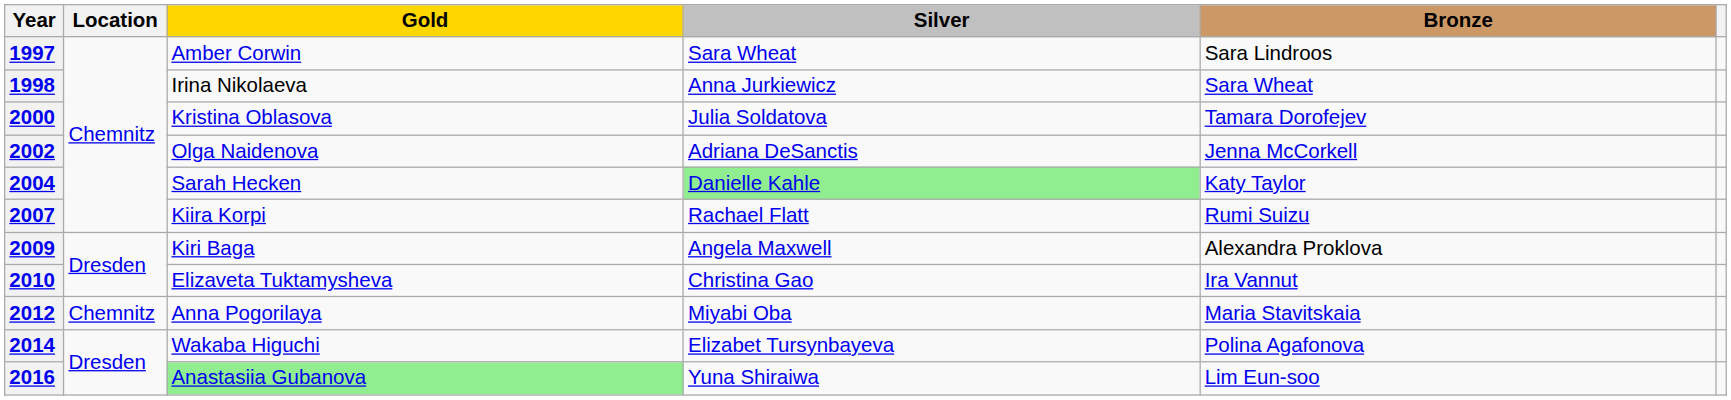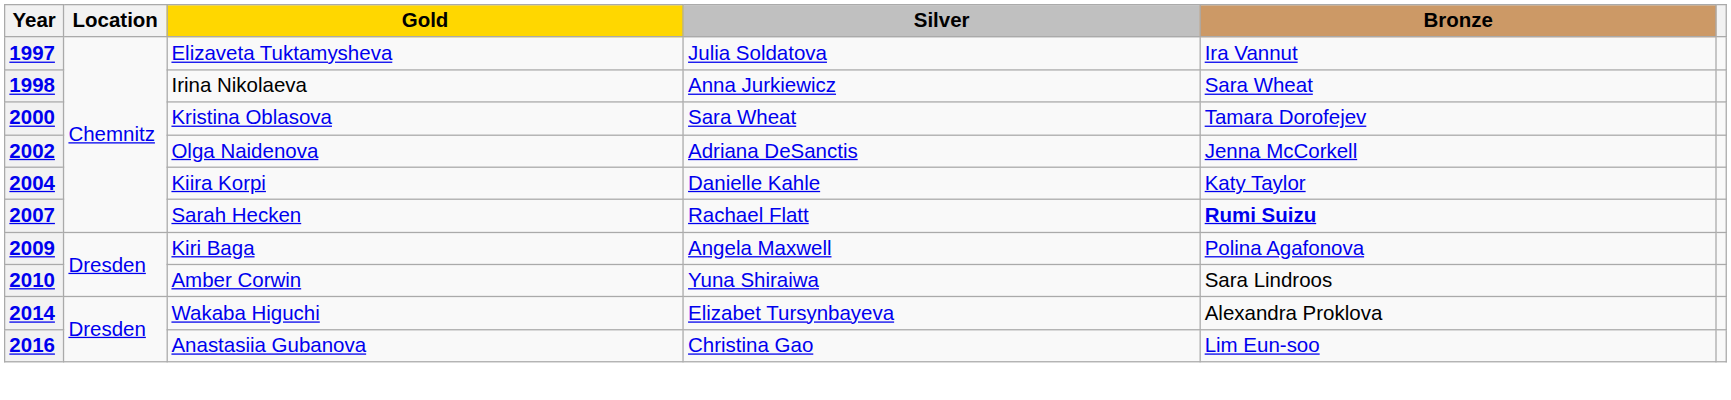(236, 53) Amber Corwin -> (282, 53) Elizaveta Tuktamysheva
(742, 53) Sara Wheat -> (758, 53) Julia Soldatova
(1268, 53) Sara Lindroos -> (1251, 53) Ira Vannut
(758, 118) Julia Soldatova -> (742, 118) Sara Wheat
(236, 183) Sarah Hecken -> (219, 183) Kiira Korpi
(754, 183) lightgreen background -> (754, 183) no background
(219, 215) Kiira Korpi -> (236, 215) Sarah Hecken
(1257, 215) normal -> (1260, 215) bold
(1293, 248) Alexandra Proklova -> (1284, 248) Polina Agafonova
(282, 280) Elizaveta Tuktamysheva -> (236, 280) Amber Corwin
(751, 280) Christina Gao -> (754, 280) Yuna Shiraiwa
(1251, 280) Ira Vannut -> (1268, 280) Sara Lindroos
- row: (32, 313)
(1284, 345) Polina Agafonova -> (1293, 313) Alexandra Proklova
(269, 378) lightgreen background -> (269, 345) no background
(754, 378) Yuna Shiraiwa -> (751, 345) Christina Gao
